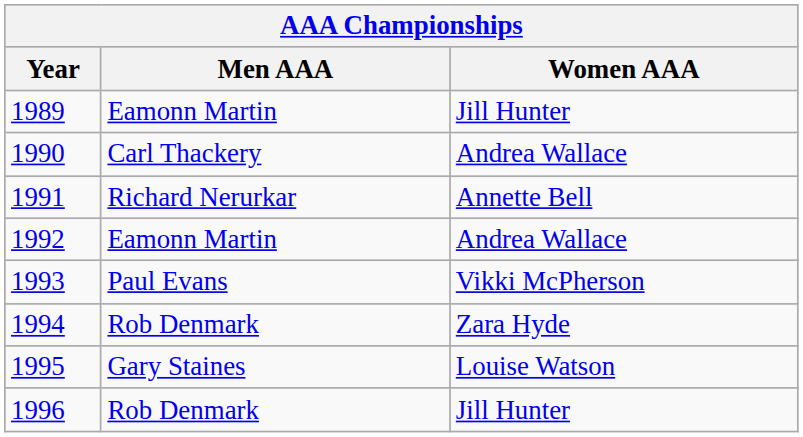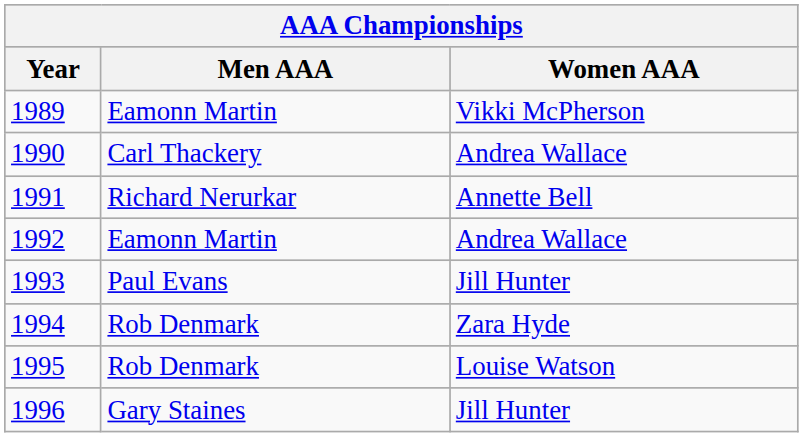(513, 111) Jill Hunter -> (550, 111) Vikki McPherson
(550, 281) Vikki McPherson -> (513, 281) Jill Hunter
(176, 366) Gary Staines -> (183, 366) Rob Denmark
(183, 409) Rob Denmark -> (176, 409) Gary Staines
